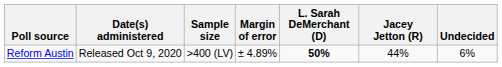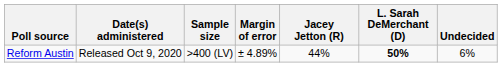columns swapped: (398, 31) <-> (319, 25)
